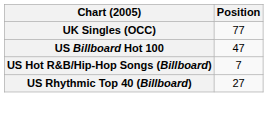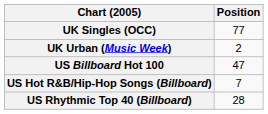+ row: (109, 48)
(239, 83) 27 -> (239, 100) 28
